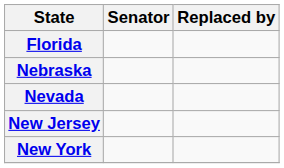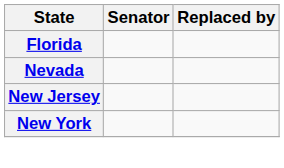- row: (54, 70)
